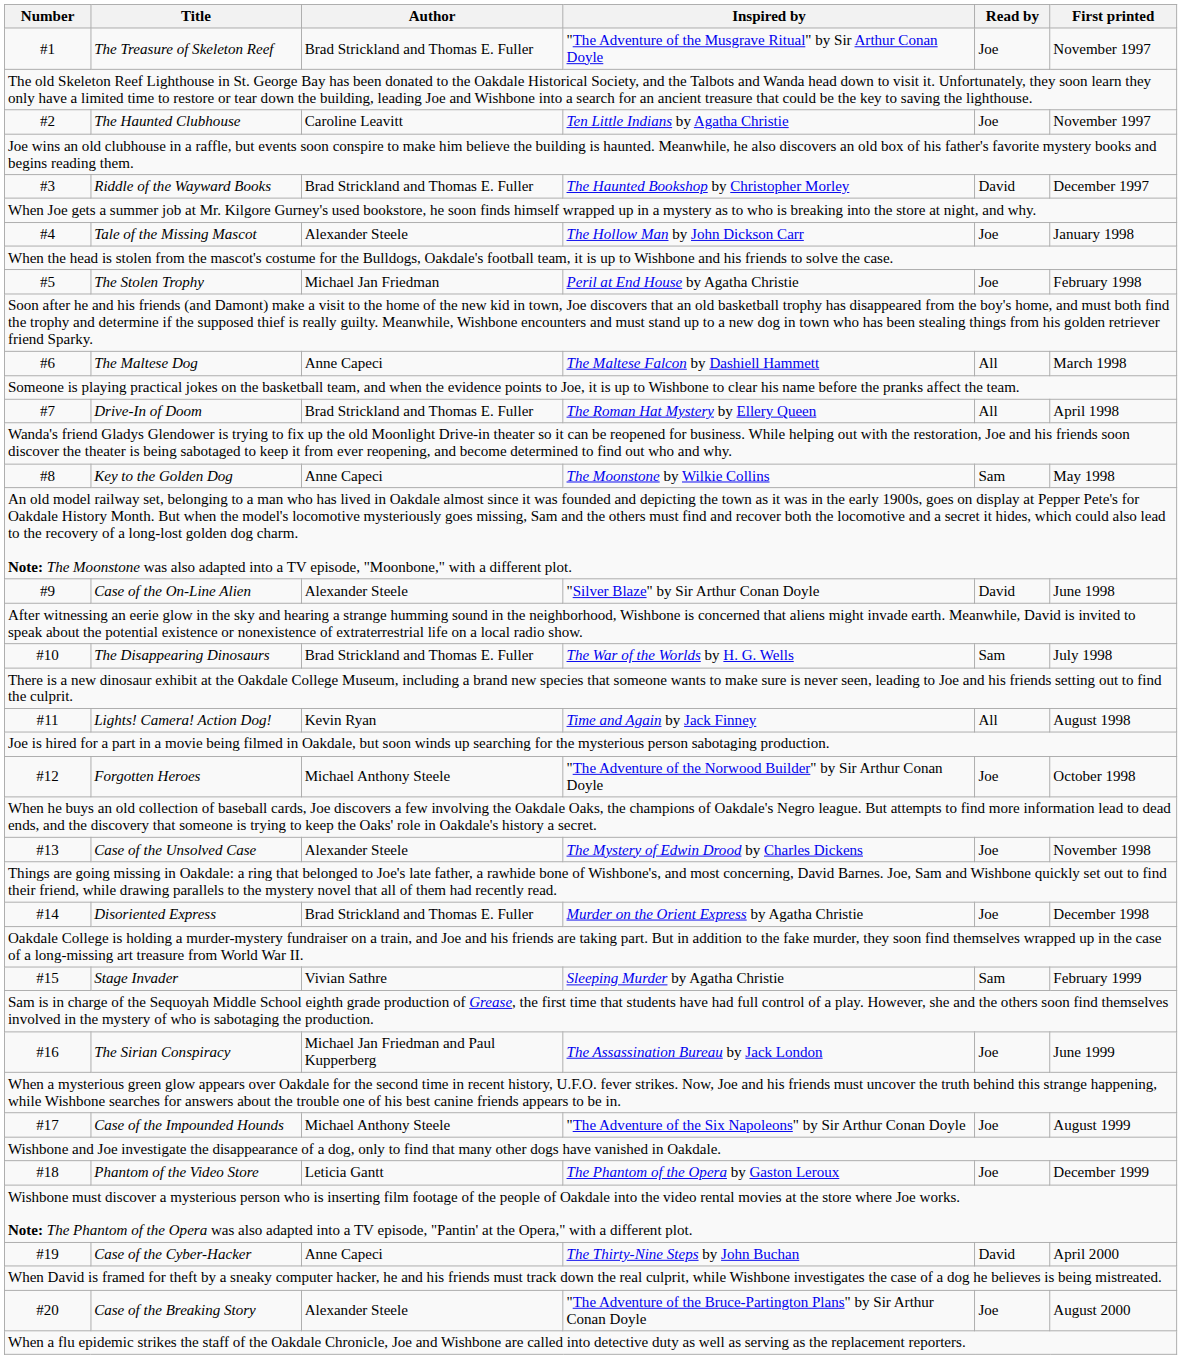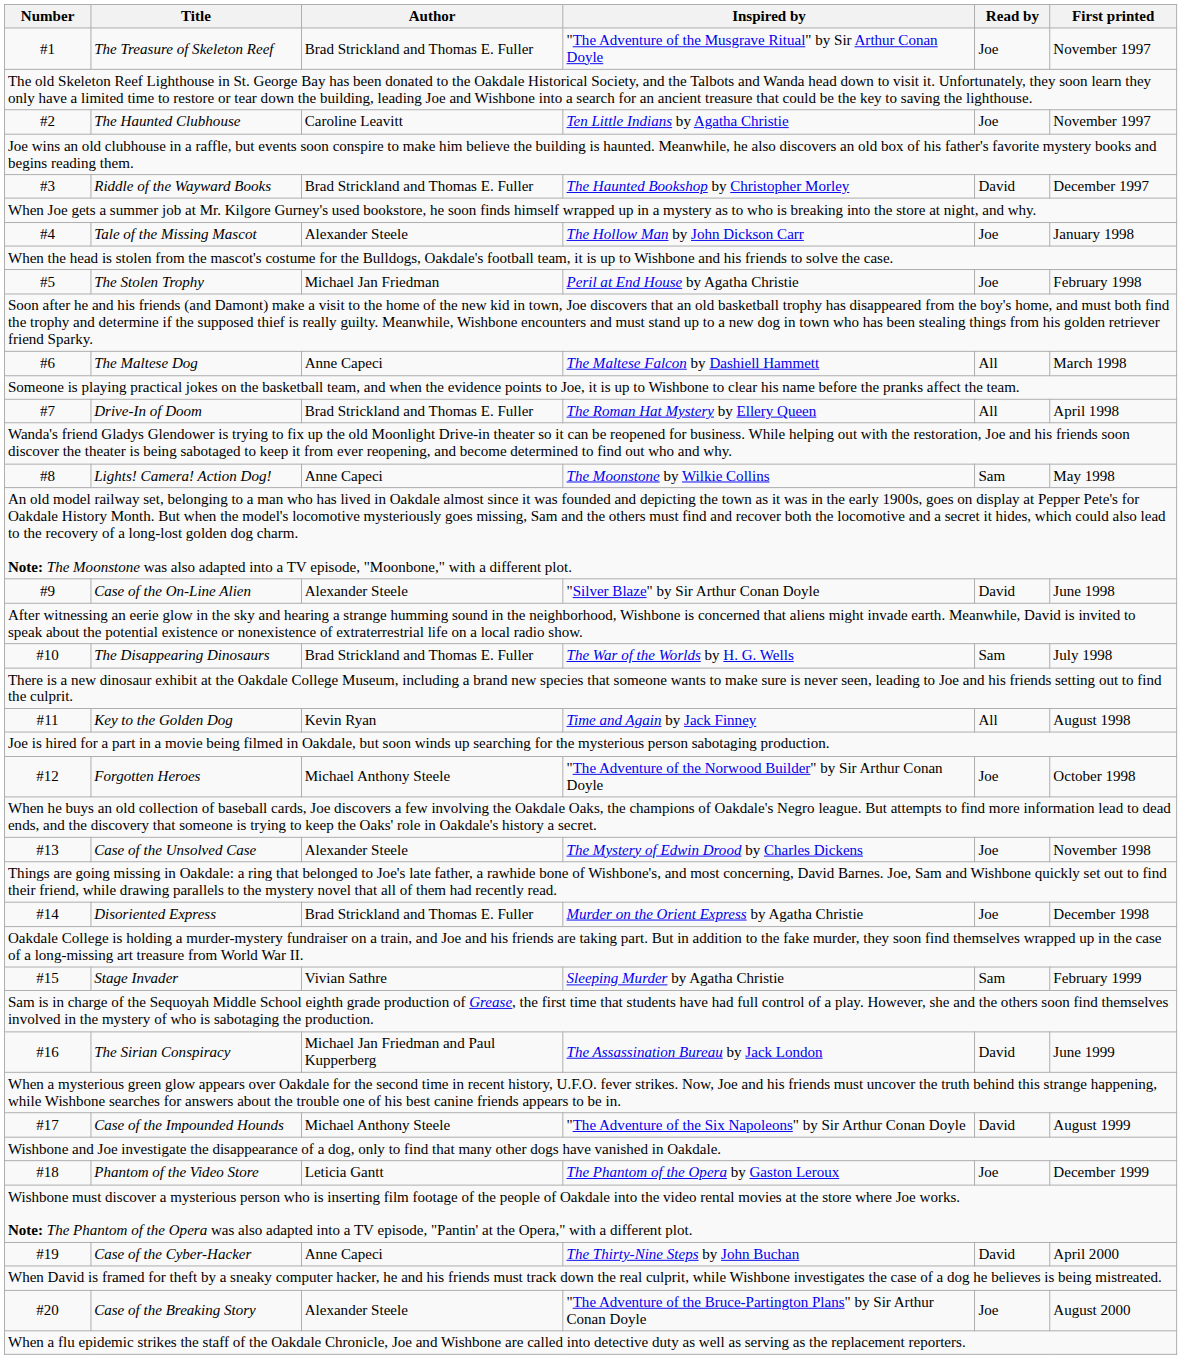(164, 475) Key to the Golden Dog -> (183, 475) Lights! Camera! Action Dog!
(183, 720) Lights! Camera! Action Dog! -> (164, 720) Key to the Golden Dog
(988, 1051) Joe -> (997, 1051) David
(988, 1125) Joe -> (997, 1125) David
